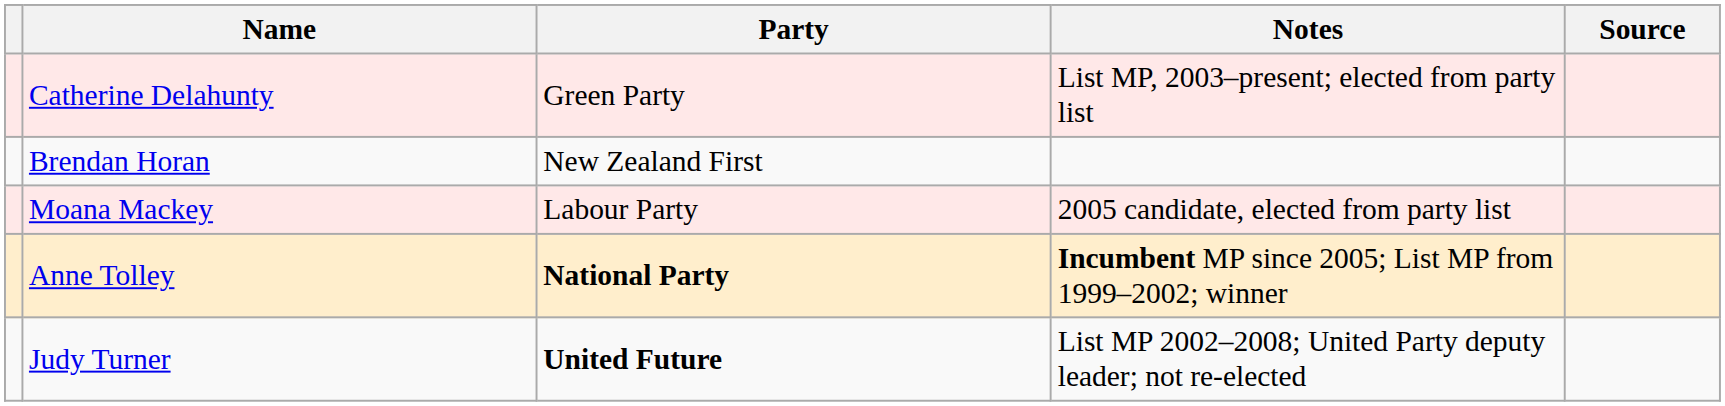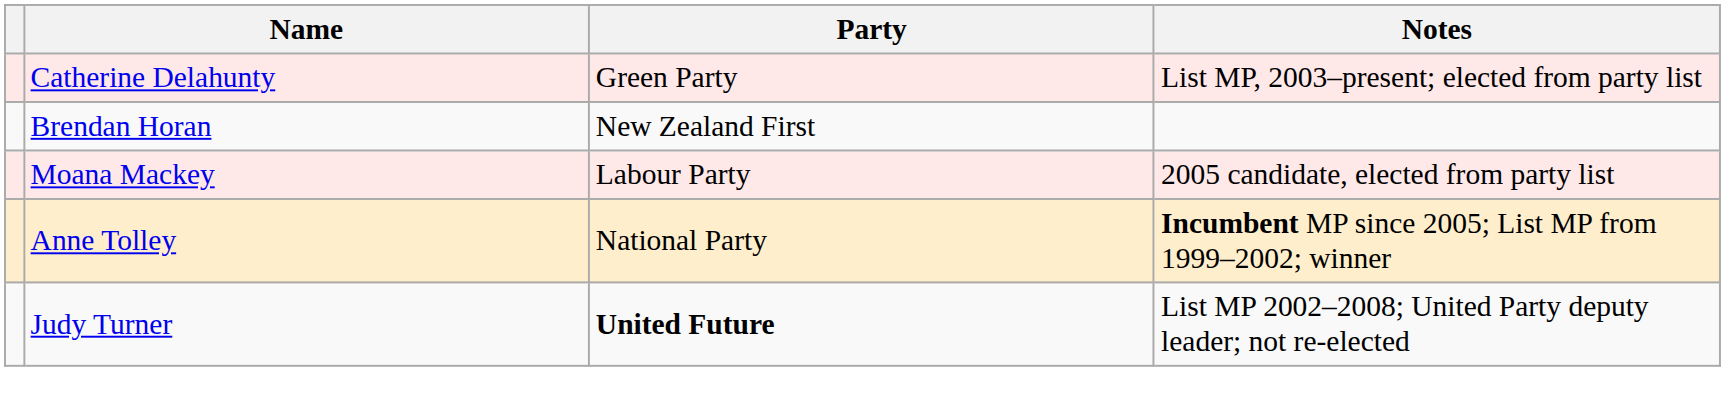- column: (1642, 28)
(636, 275) bold -> (681, 240) normal
